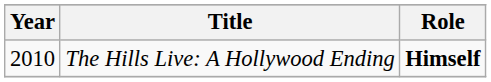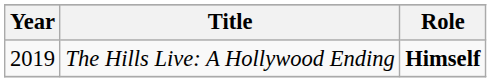(32, 58) 2010 -> (32, 58) 2019
